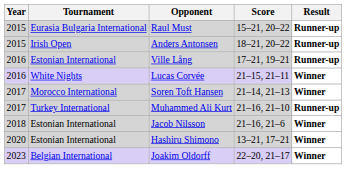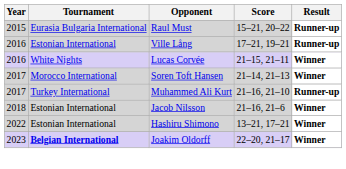- row: (184, 44)
(16, 140) 2020 -> (16, 124) 2022
(71, 156) normal -> (74, 140) bold
